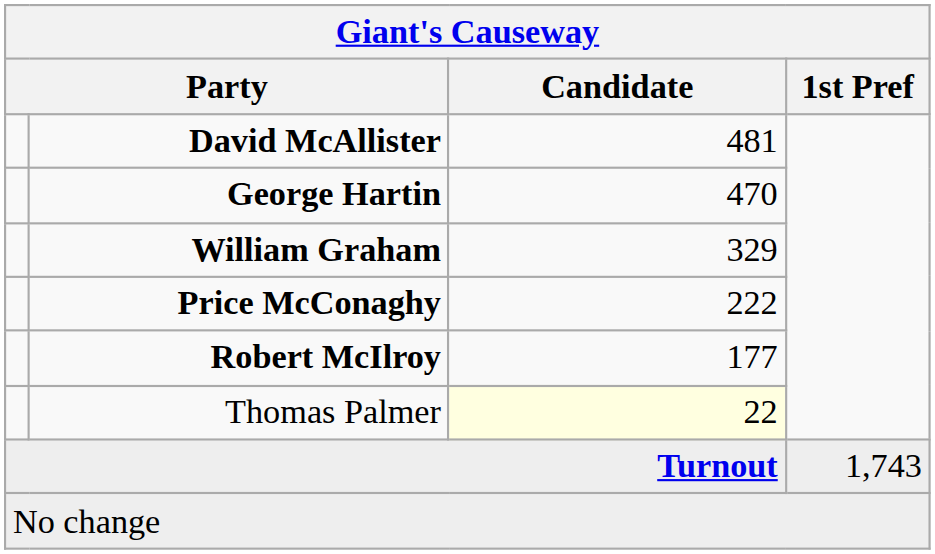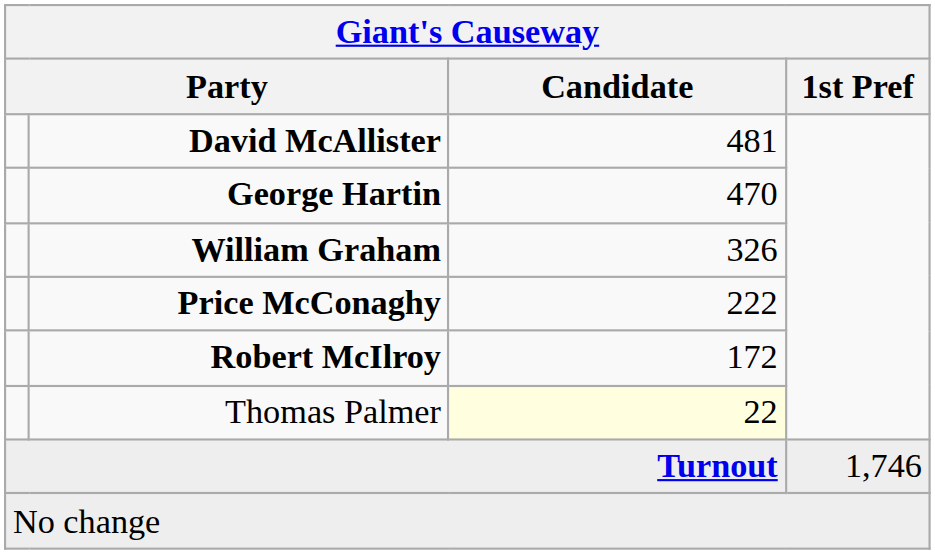(752, 248) 329 -> (752, 248) 326
(752, 357) 177 -> (752, 357) 172
(883, 466) 1,743 -> (883, 466) 1,746
